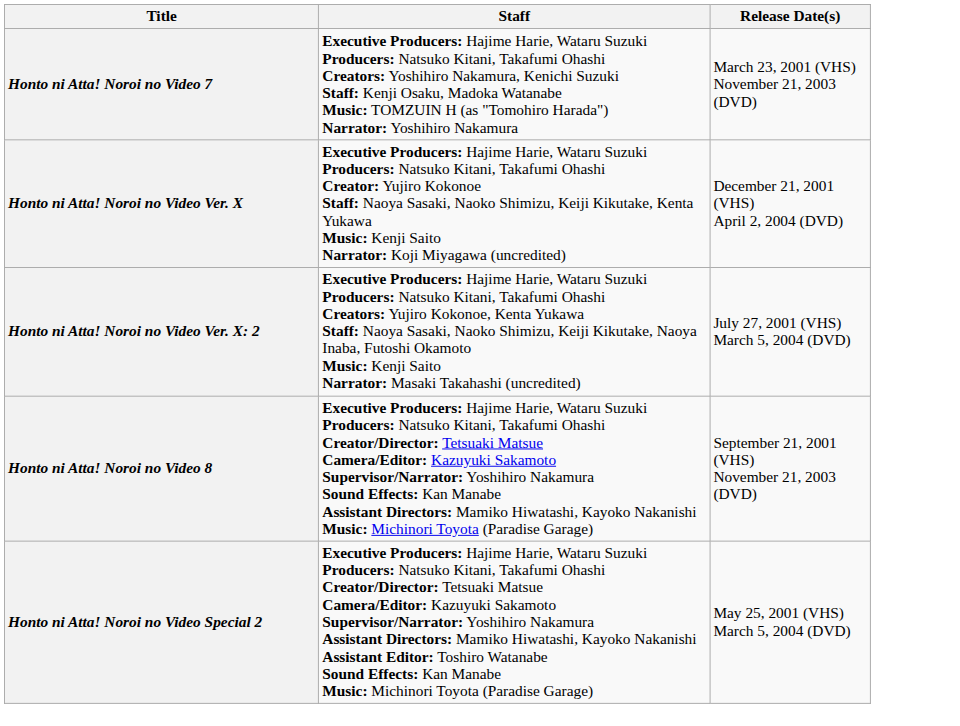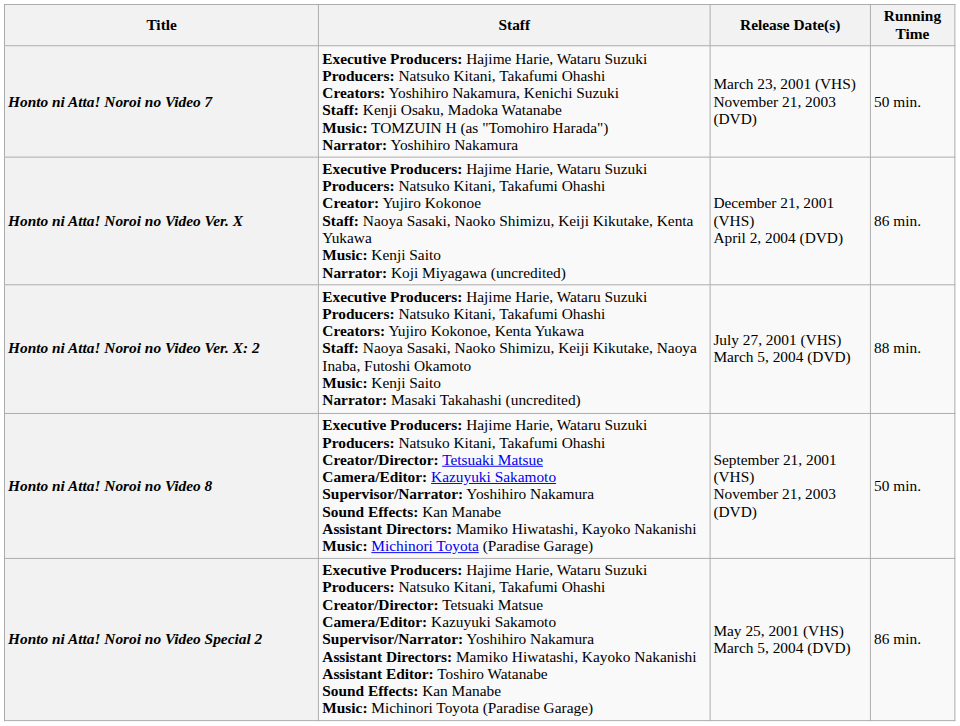+ column: (912, 25)
